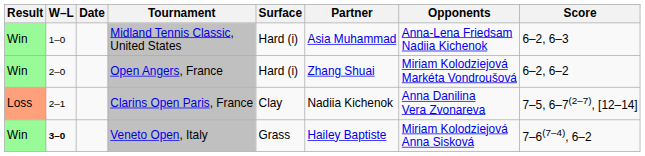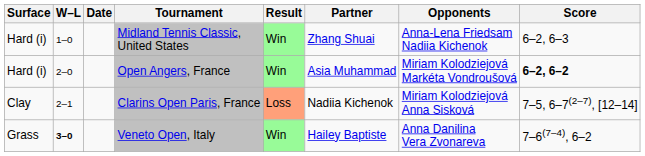columns swapped: (25, 13) <-> (280, 13)
(352, 39) Asia Muhammad -> (341, 39) Zhang Shuai
(341, 71) Zhang Shuai -> (352, 71) Asia Muhammad
(545, 71) normal -> (545, 71) bold
(444, 103) Anna Danilina Vera Zvonareva -> (455, 103) Miriam Kolodziejová Anna Sisková
(455, 135) Miriam Kolodziejová Anna Sisková -> (444, 135) Anna Danilina Vera Zvonareva
